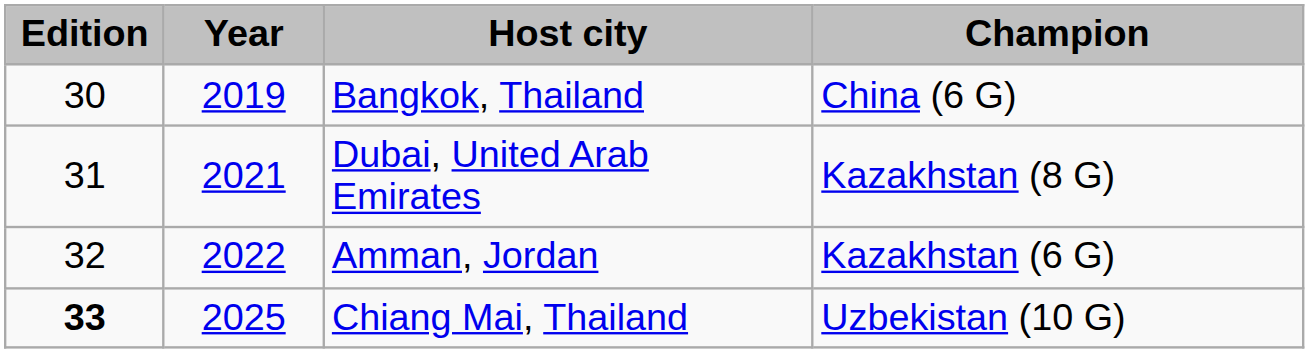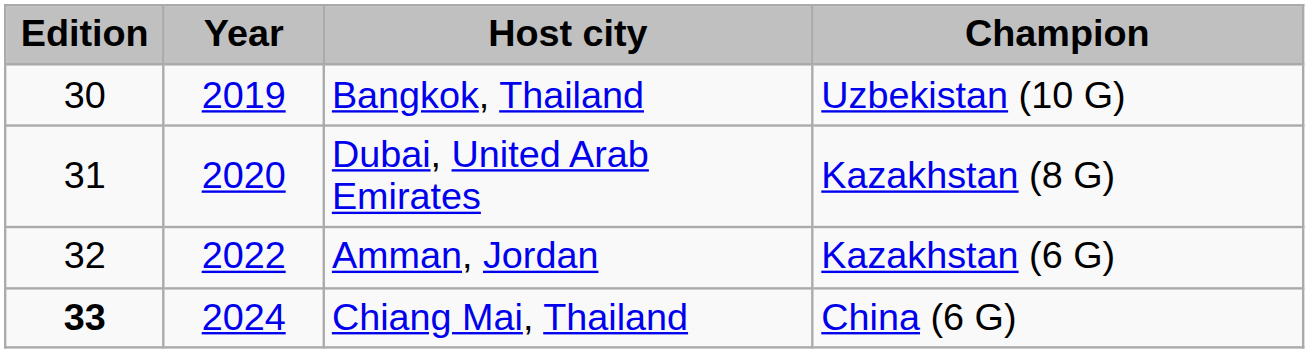(919, 94) China (6 G) -> (973, 94) Uzbekistan (10 G)
(244, 175) 2021 -> (244, 175) 2020
(244, 316) 2025 -> (244, 316) 2024
(973, 316) Uzbekistan (10 G) -> (919, 316) China (6 G)
